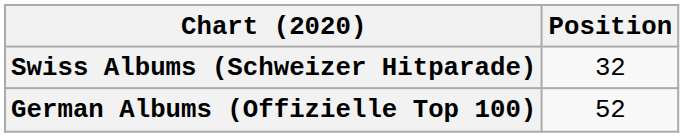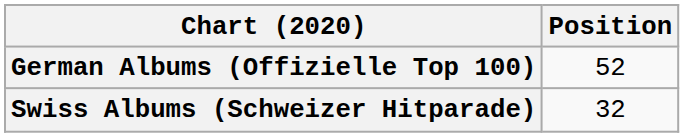rows swapped: (274, 110) <-> (274, 68)
